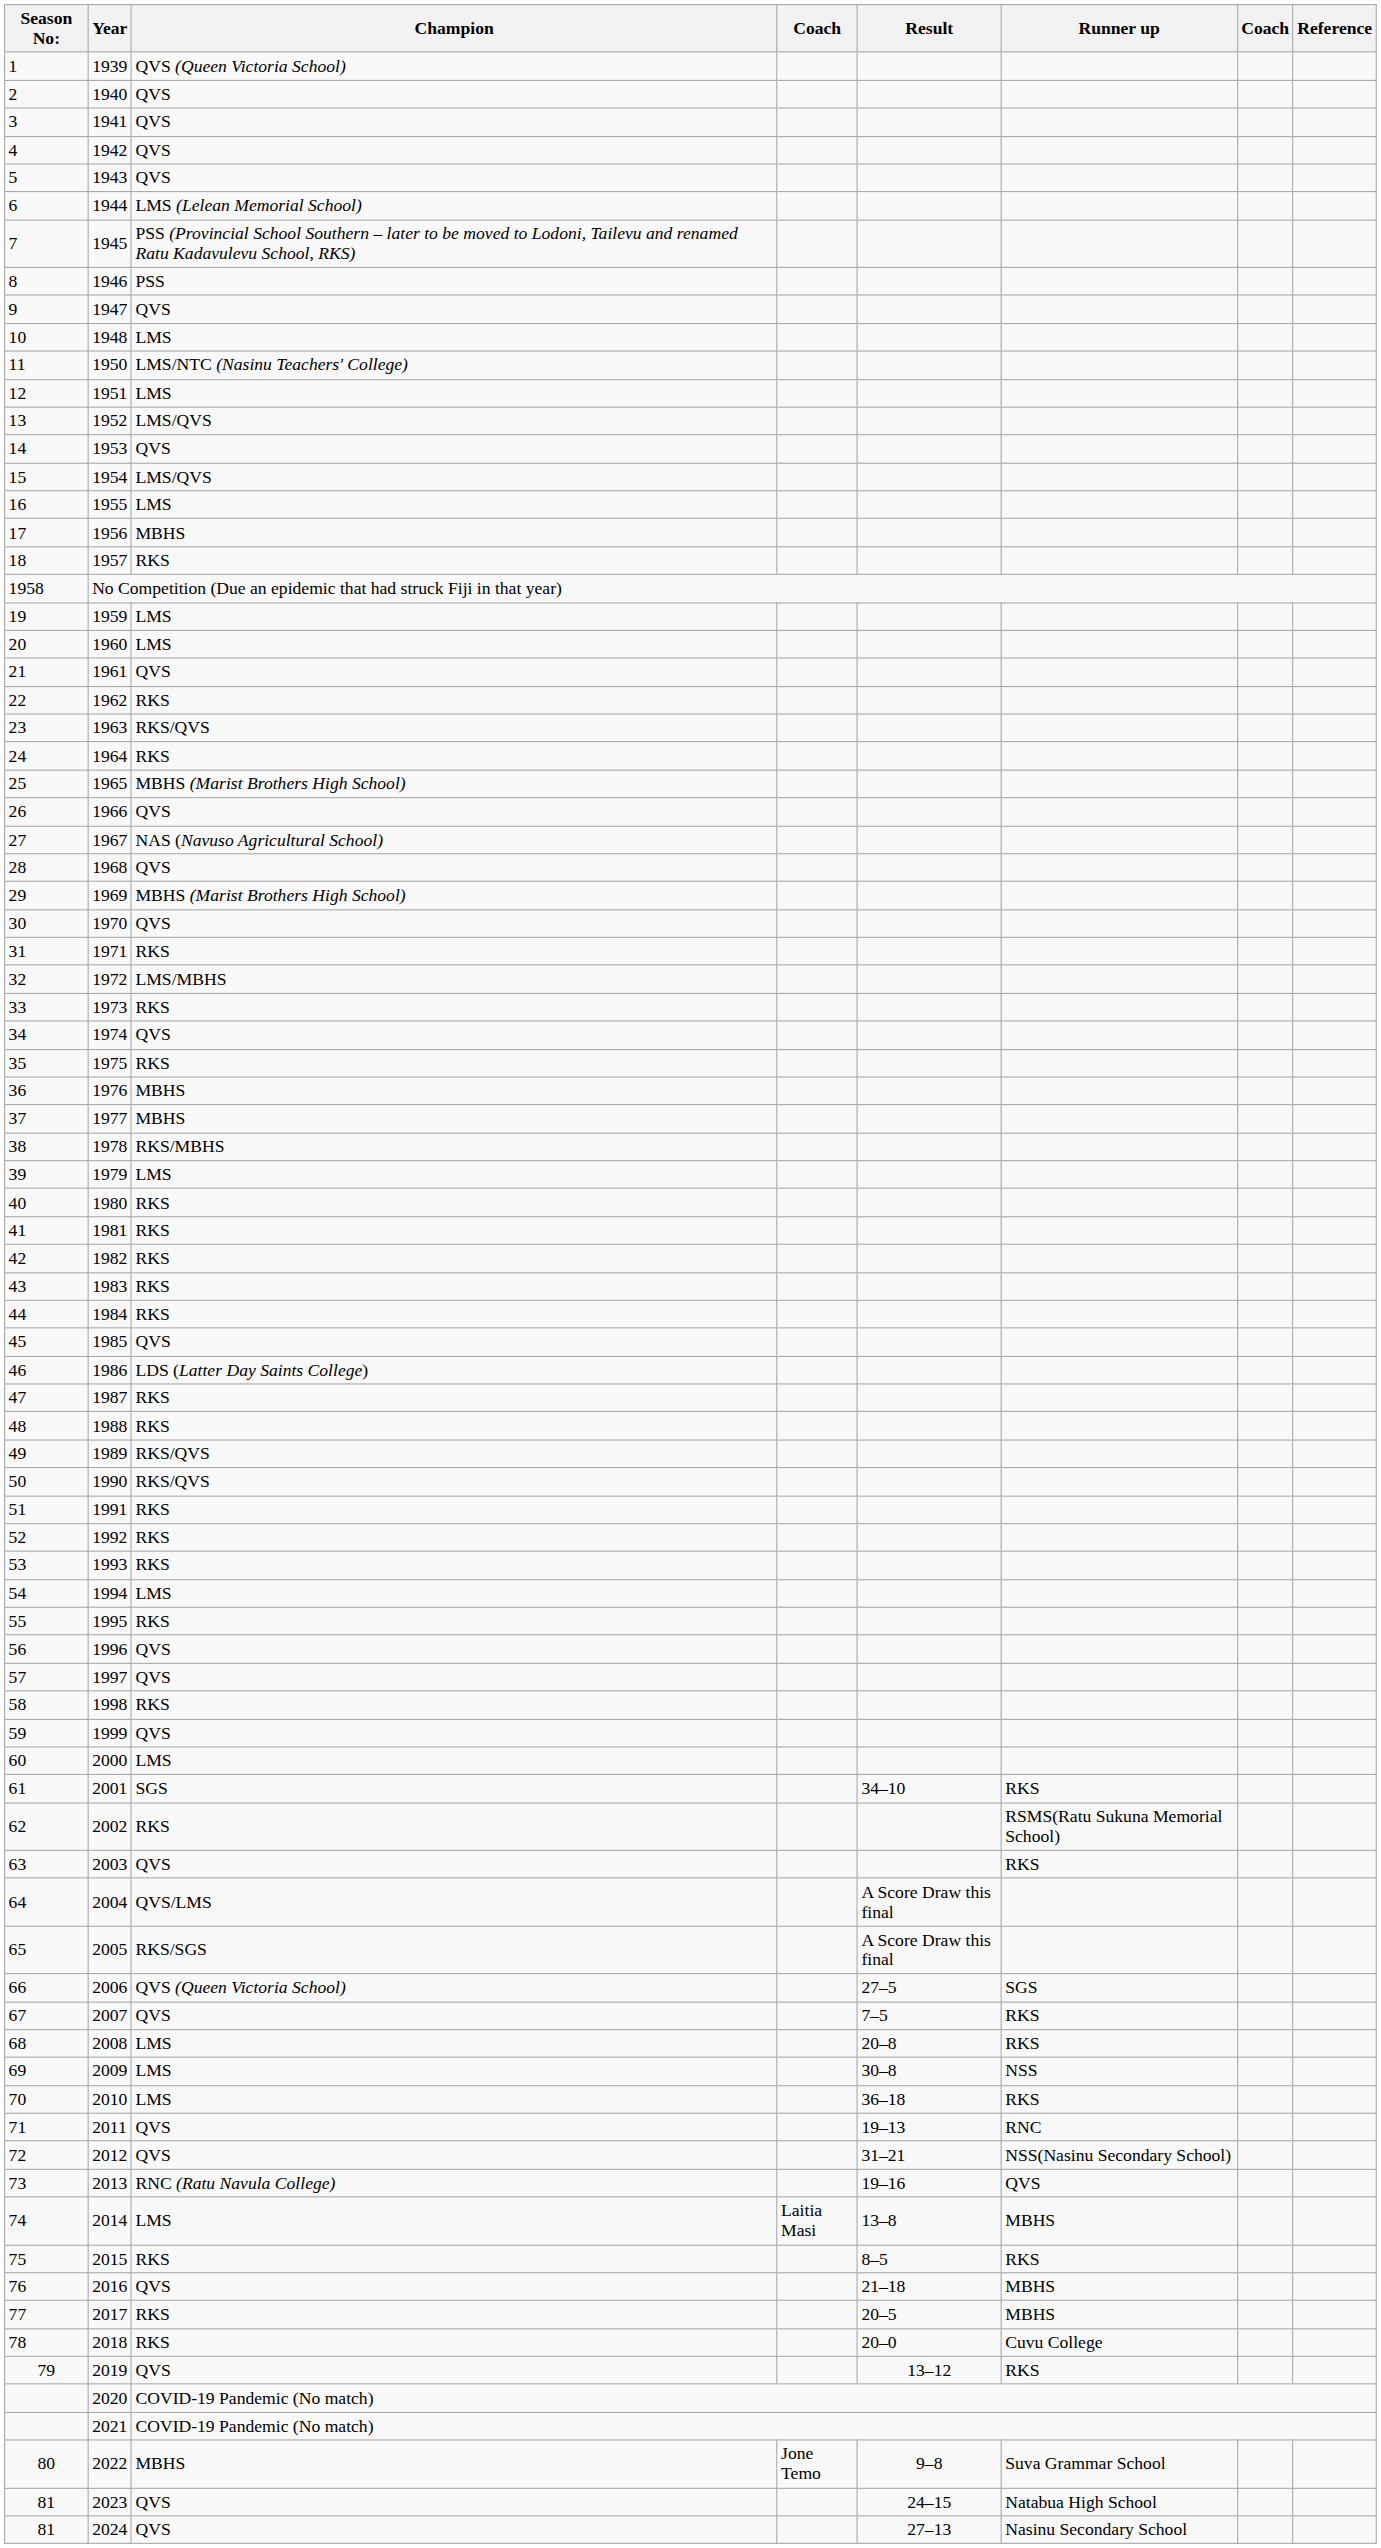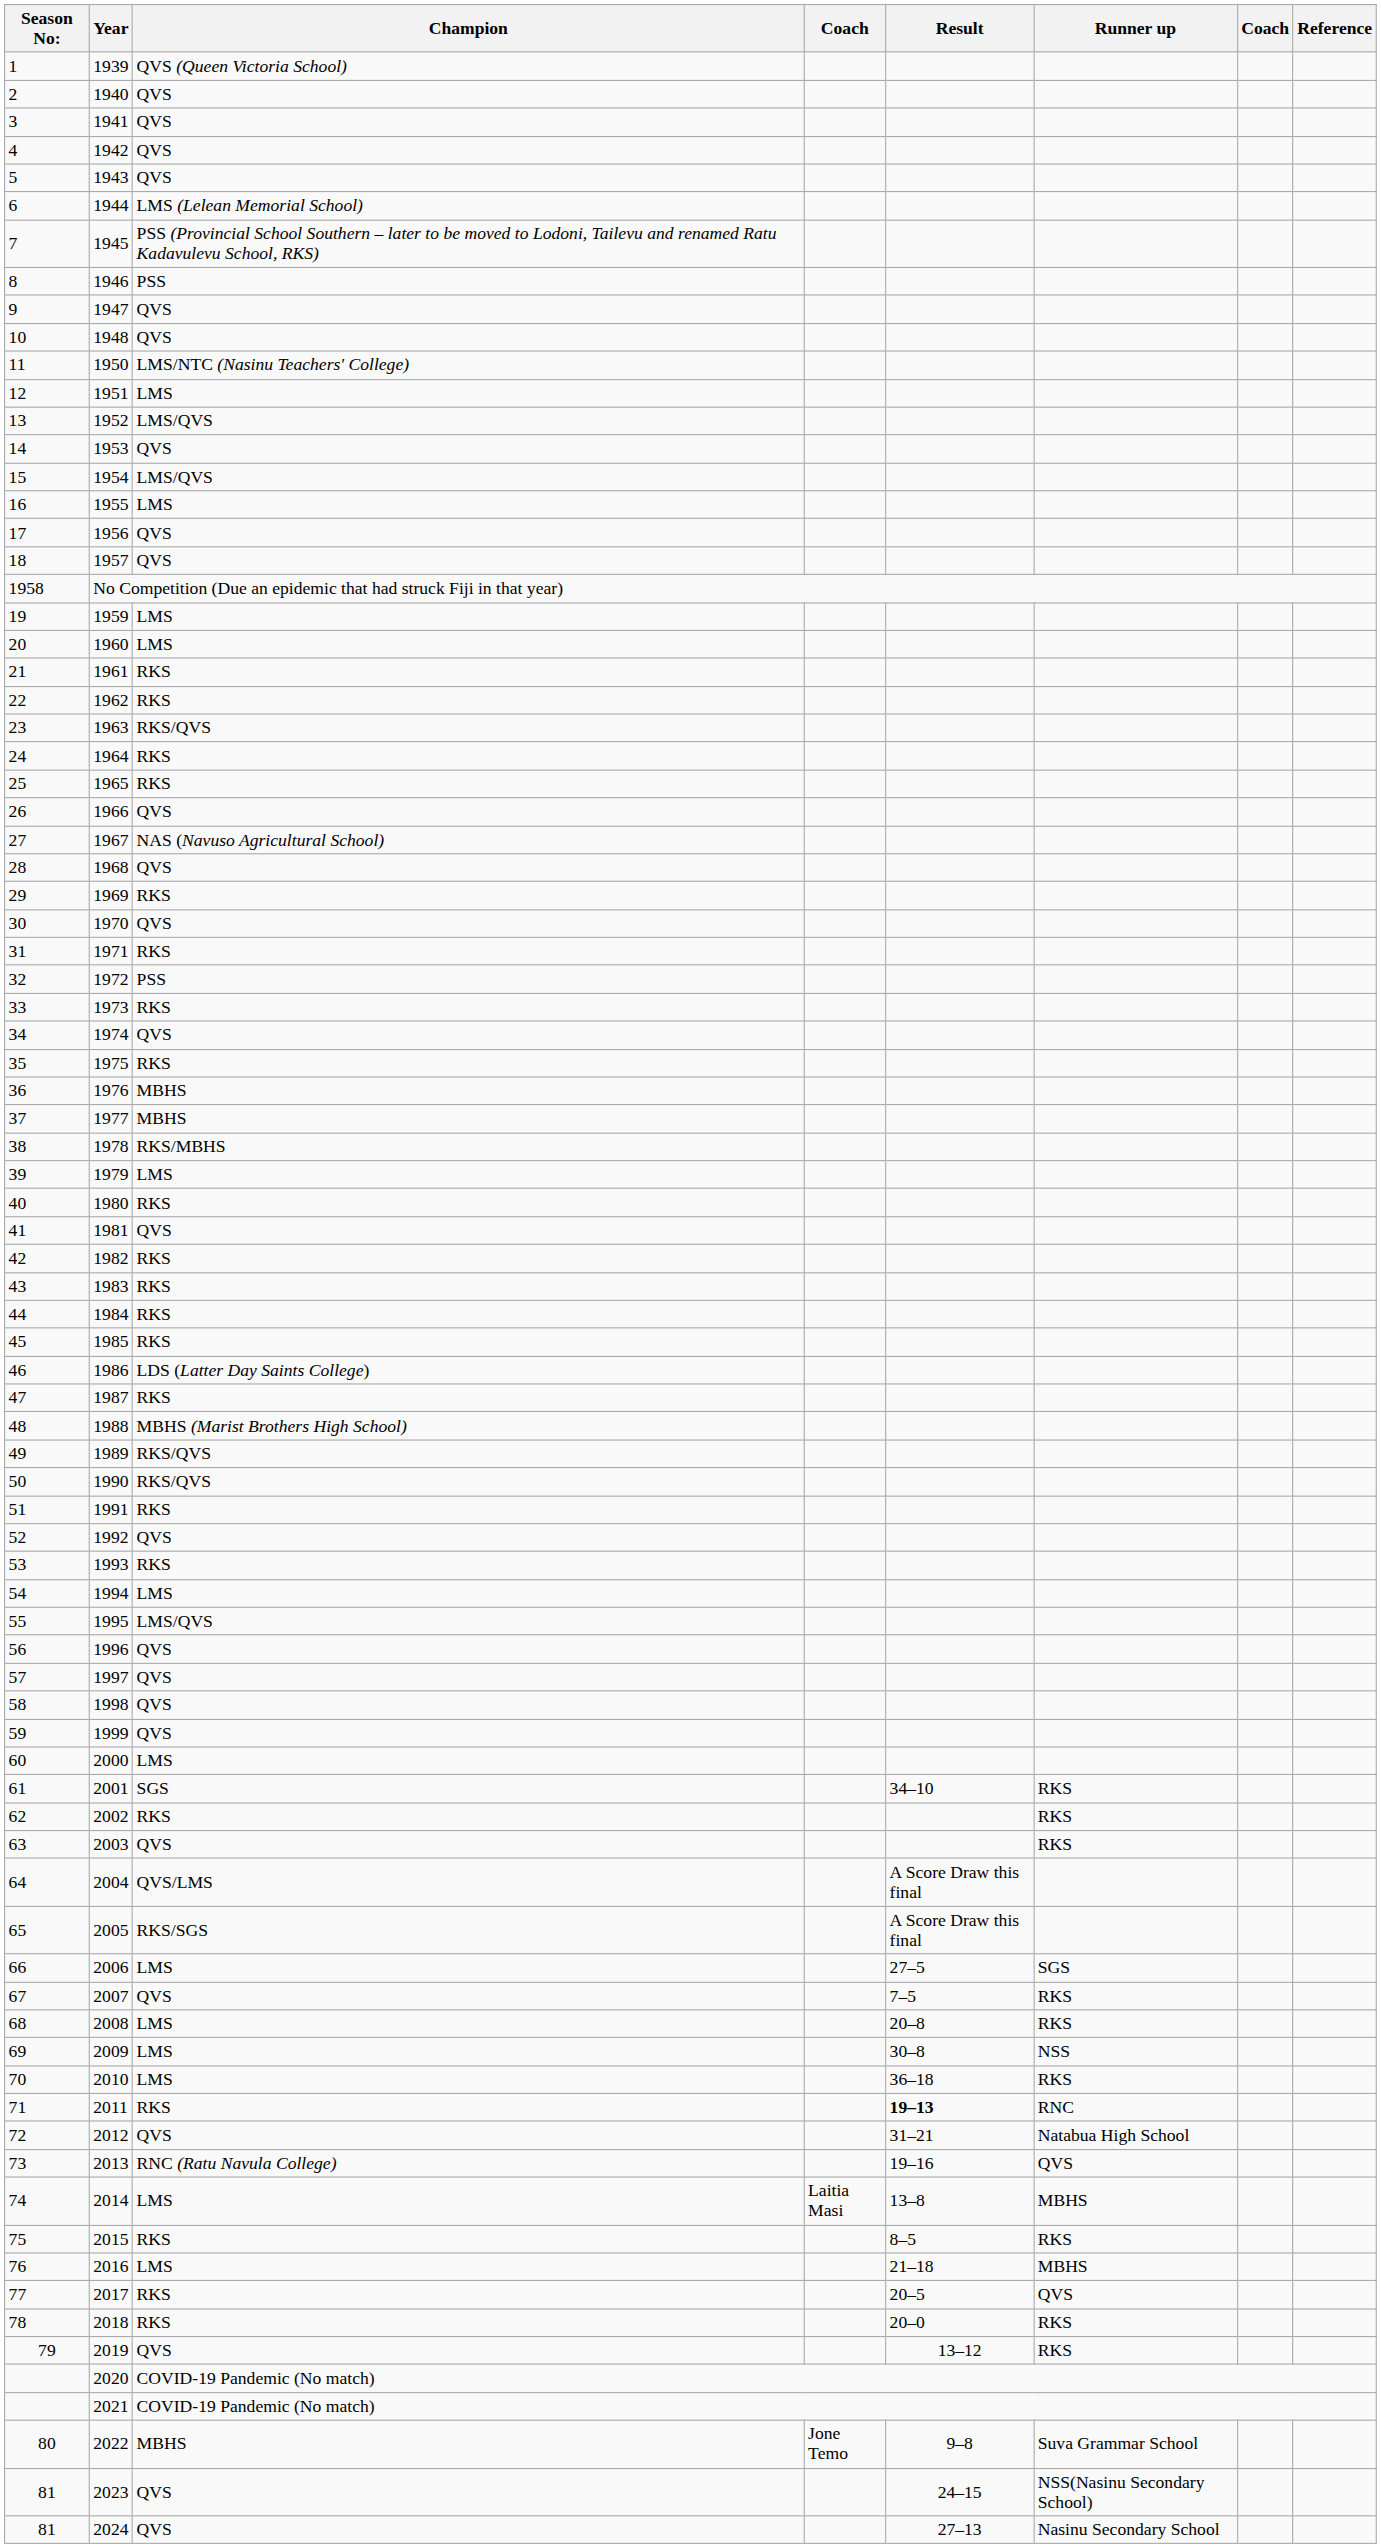(154, 337) LMS -> (154, 337) QVS
(160, 532) MBHS -> (154, 532) QVS
(153, 560) RKS -> (154, 560) QVS
(153, 672) QVS -> (154, 672) RKS
(271, 783) MBHS (Marist Brothers High School) -> (154, 783) RKS
(271, 895) MBHS (Marist Brothers High School) -> (154, 895) RKS
(181, 979) LMS/MBHS -> (151, 979) PSS
(153, 1230) RKS -> (154, 1230) QVS
(153, 1342) QVS -> (154, 1342) RKS
(153, 1425) RKS -> (272, 1425) MBHS (Marist Brothers High School)
(153, 1537) RKS -> (154, 1537) QVS
(153, 1621) RKS -> (175, 1621) LMS/QVS
(153, 1704) RKS -> (154, 1704) QVS
(1114, 1826) RSMS(Ratu Sukuna Memorial School) -> (1055, 1816) RKS
(241, 1987) QVS (Queen Victoria School) -> (155, 1967) LMS
(153, 2127) QVS -> (154, 2107) RKS
(883, 2127) normal -> (912, 2107) bold
(1118, 2155) NSS(Nasinu Secondary School) -> (1114, 2135) Natabua High School
(153, 2286) QVS -> (155, 2266) LMS
(1030, 2314) MBHS -> (1055, 2294) QVS
(1054, 2342) Cuvu College -> (1055, 2322) RKS
(1081, 2501) Natabua High School -> (1121, 2491) NSS(Nasinu Secondary School)
